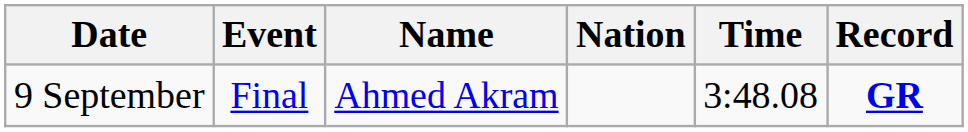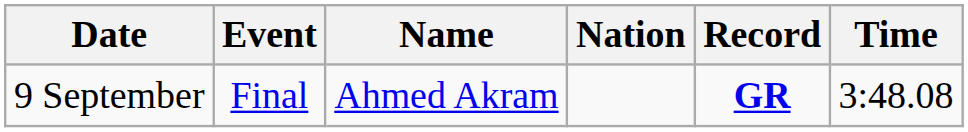columns swapped: (761, 34) <-> (894, 34)
